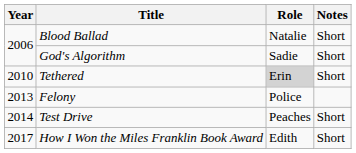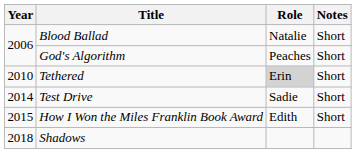(283, 55) Sadie -> (290, 55) Peaches
- row: (57, 96)
(290, 117) Peaches -> (283, 96) Sadie
(20, 138) 2017 -> (20, 117) 2015
+ row: (62, 138)
